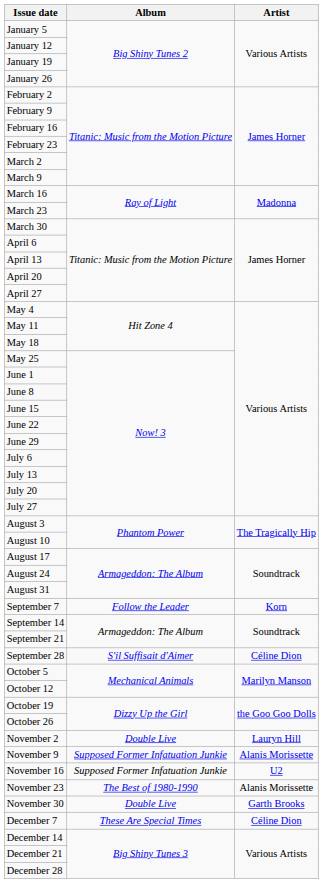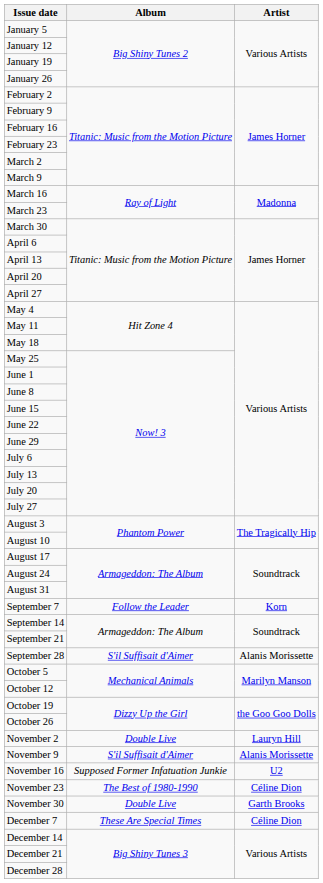(276, 656) Céline Dion -> (276, 656) Alanis Morissette
(150, 754) Supposed Former Infatuation Junkie -> (150, 754) S'il Suffisait d'Aimer
(276, 787) Alanis Morissette -> (276, 787) Céline Dion
